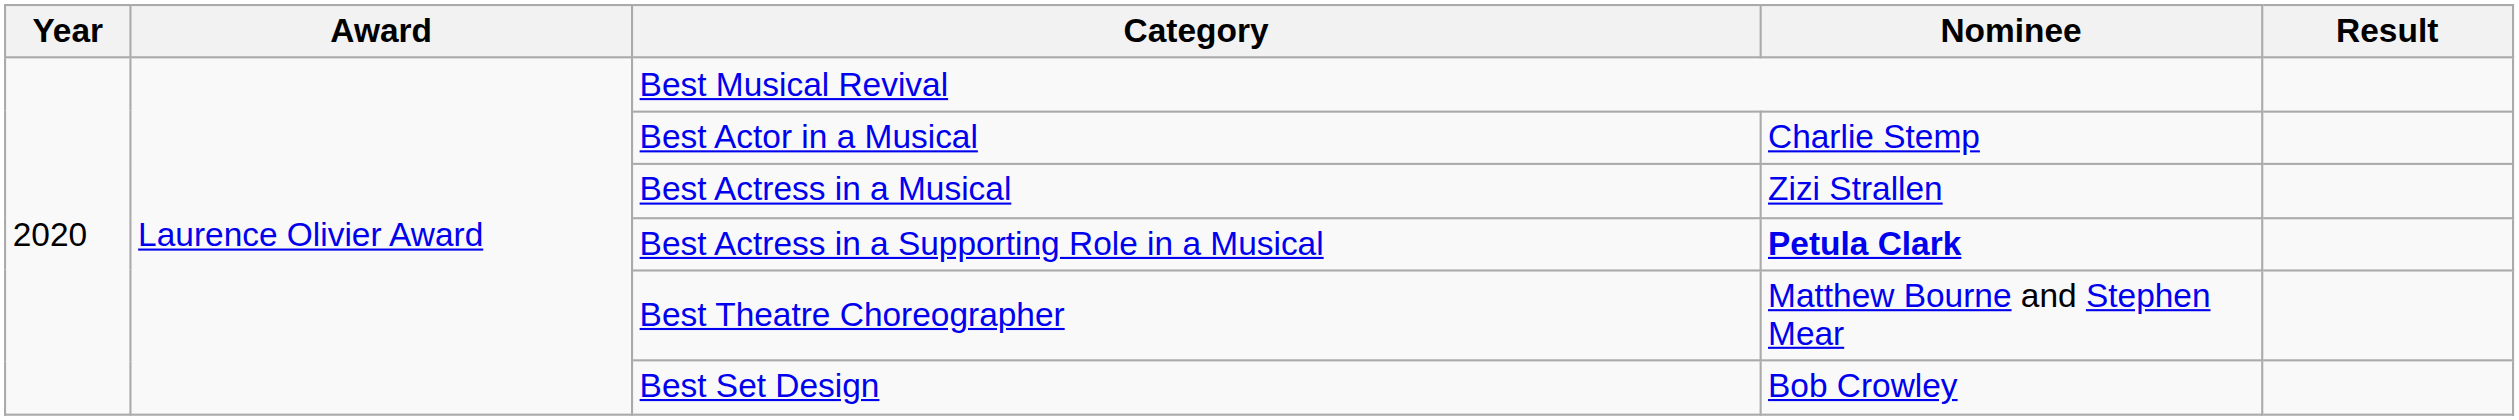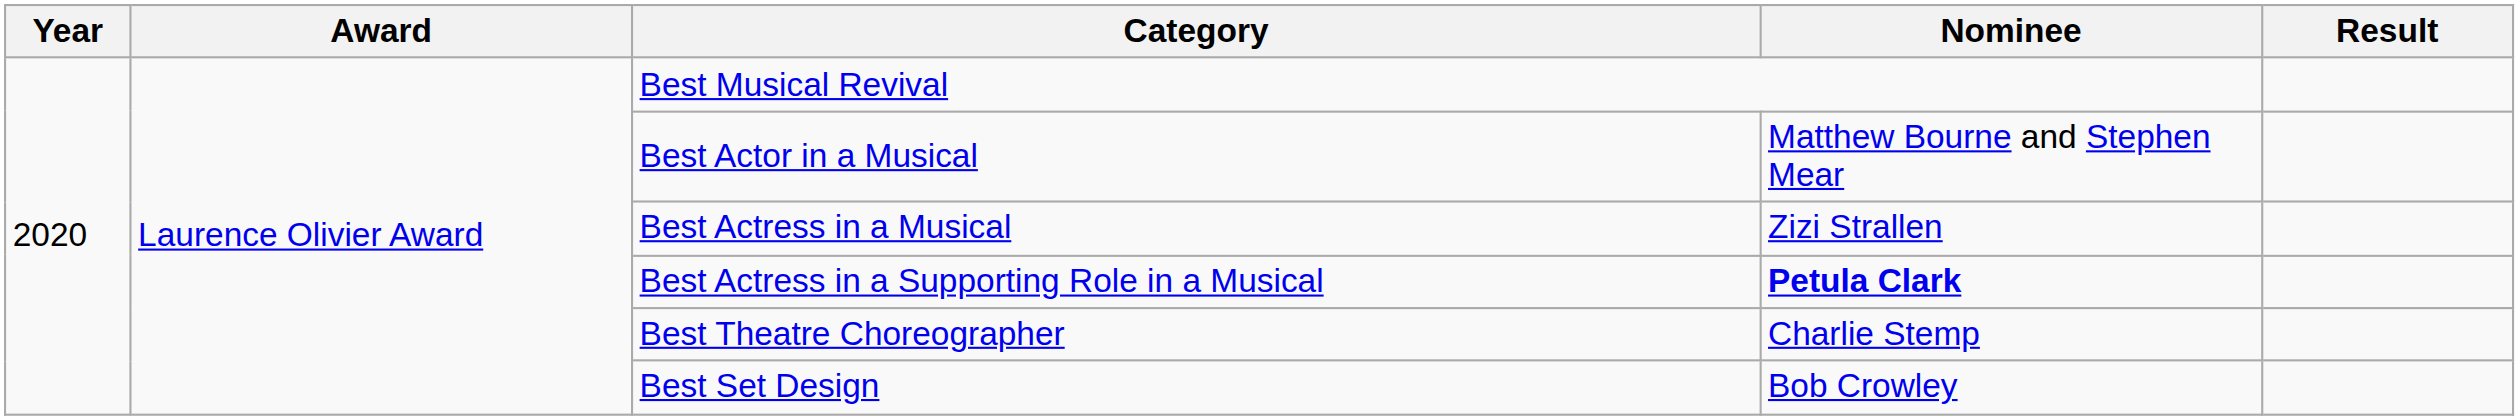(1874, 137) Charlie Stemp -> (1989, 155) Matthew Bourne and Stephen Mear
(1989, 314) Matthew Bourne and Stephen Mear -> (1874, 333) Charlie Stemp
